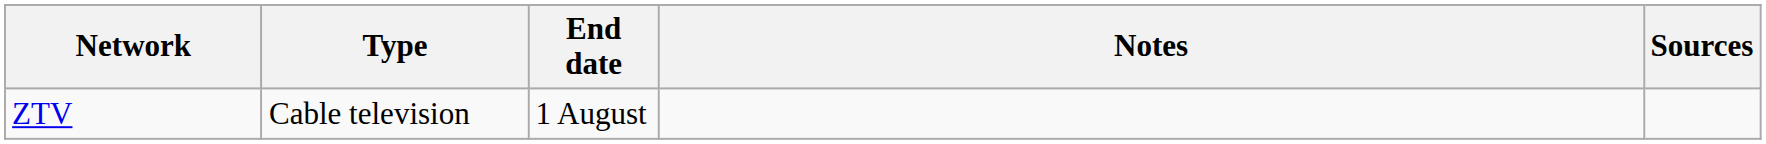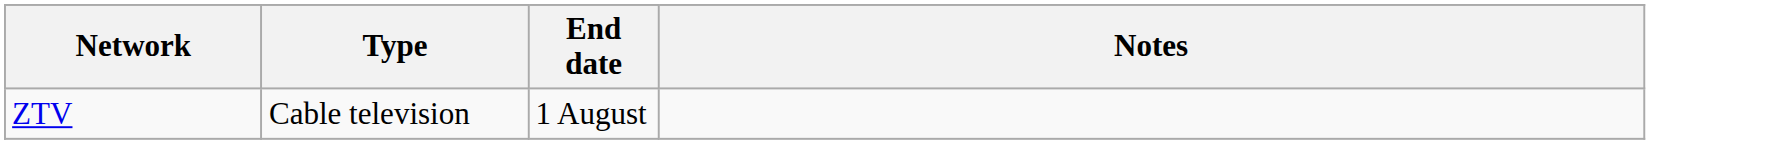- column: (1702, 46)
